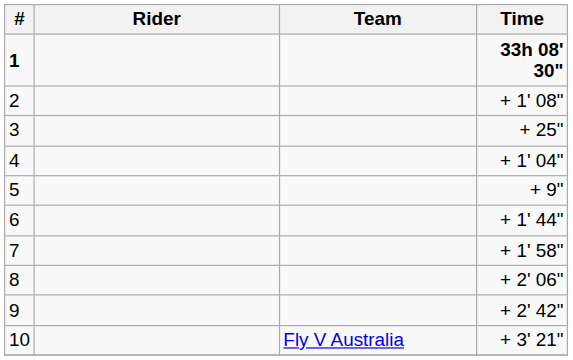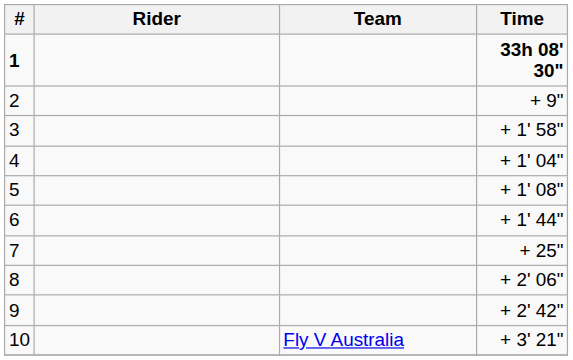(532, 100) + 1' 08" -> (547, 100) + 9"
(541, 130) + 25" -> (532, 130) + 1' 58"
(547, 190) + 9" -> (532, 190) + 1' 08"
(532, 250) + 1' 58" -> (541, 250) + 25"
